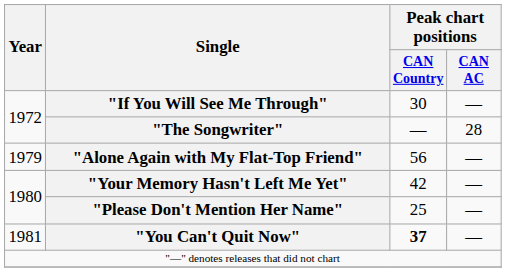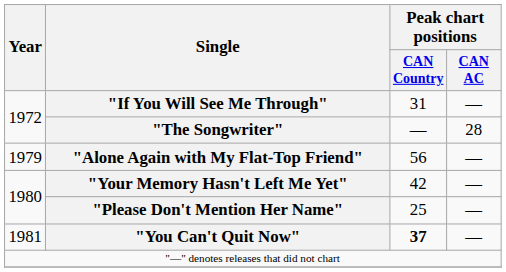(418, 103) 30 -> (418, 103) 31
